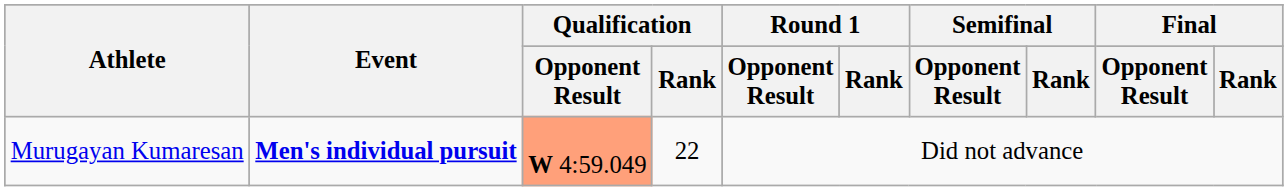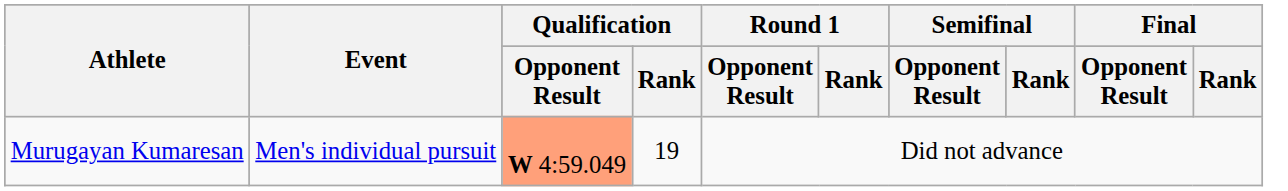(386, 150) bold -> (376, 150) normal
(687, 150) 22 -> (667, 150) 19
